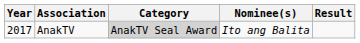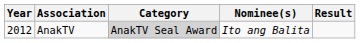(19, 30) 2017 -> (19, 30) 2012
